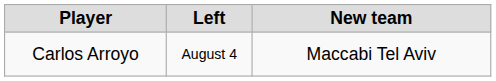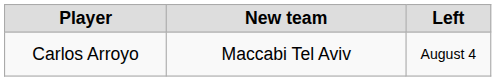columns swapped: (209, 18) <-> (371, 18)
